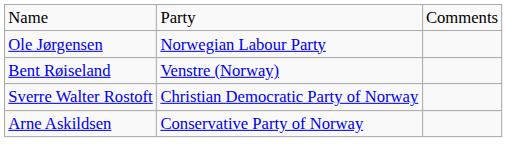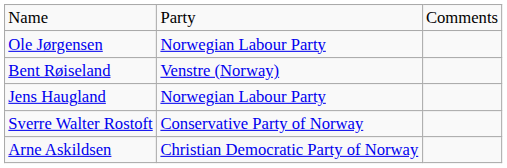+ row: (57, 96)
(289, 96) Christian Democratic Party of Norway -> (262, 123) Conservative Party of Norway
(262, 123) Conservative Party of Norway -> (289, 149) Christian Democratic Party of Norway
